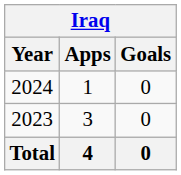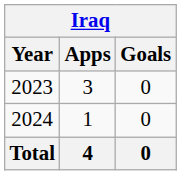rows swapped: (32, 119) <-> (32, 86)
